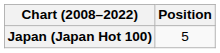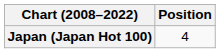(185, 36) 5 -> (185, 36) 4
